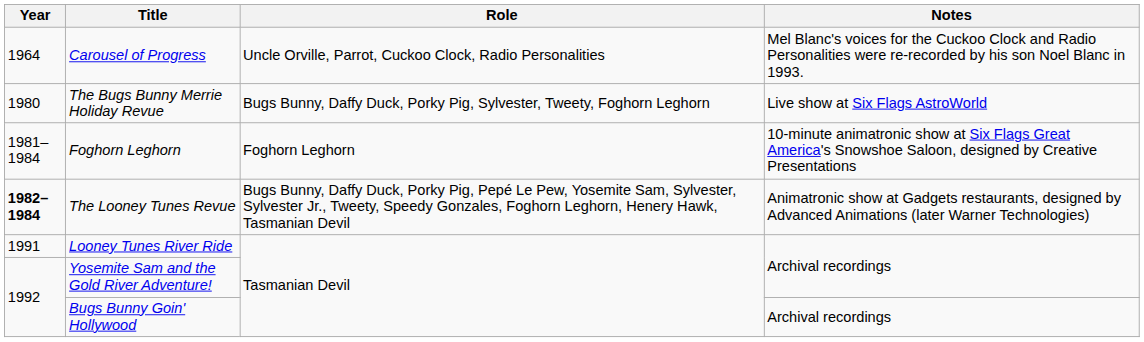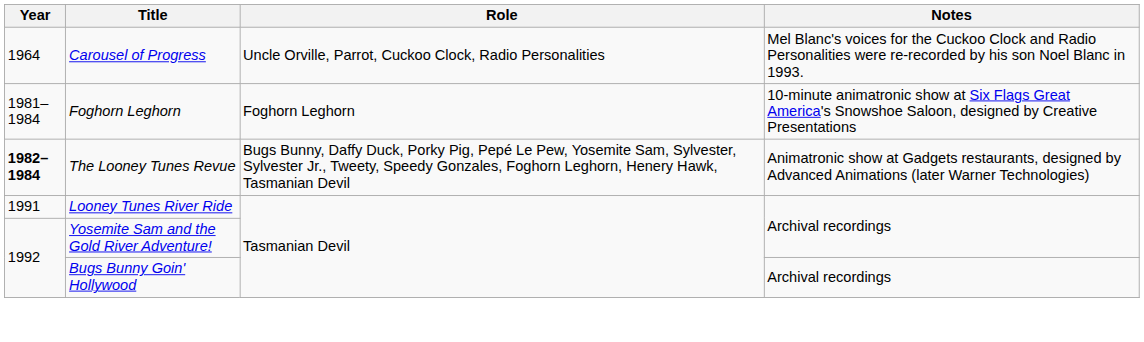- row: (146, 103)
